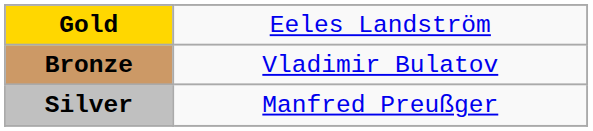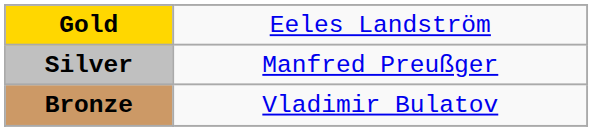rows swapped: (89, 105) <-> (89, 65)
